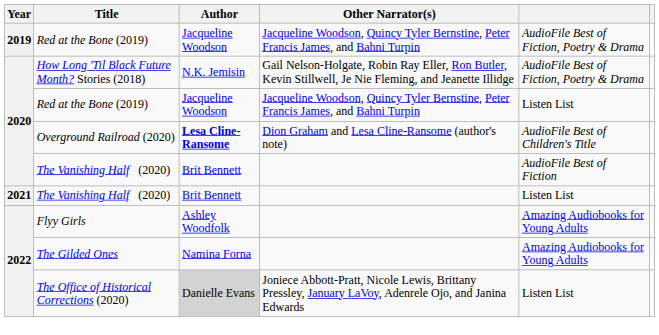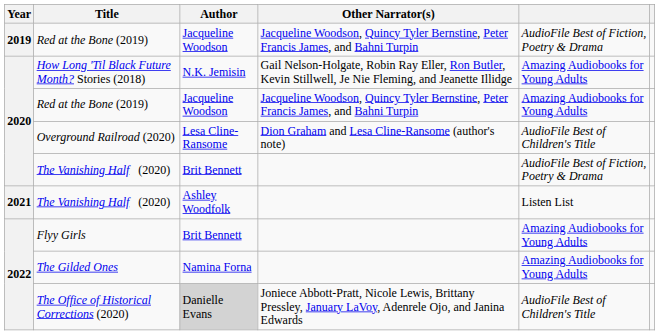(583, 72) AudioFile Best of Fiction, Poetry & Drama -> (583, 72) Amazing Audiobooks for Young Adults
(548, 104) Listen List -> (583, 104) Amazing Audiobooks for Young Adults
(211, 137) bold -> (210, 137) normal
(567, 169) AudioFile Best of Fiction -> (584, 169) AudioFile Best of Fiction, Poetry & Drama
(212, 195) Brit Bennett -> (206, 202) Ashley Woodfolk
(206, 221) Ashley Woodfolk -> (212, 234) Brit Bennett
(548, 293) Listen List -> (564, 306) AudioFile Best of Children's Title
